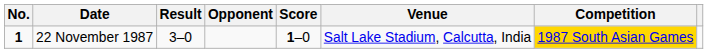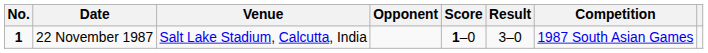columns swapped: (427, 15) <-> (181, 15)
(615, 37) gold background -> (615, 37) no background
